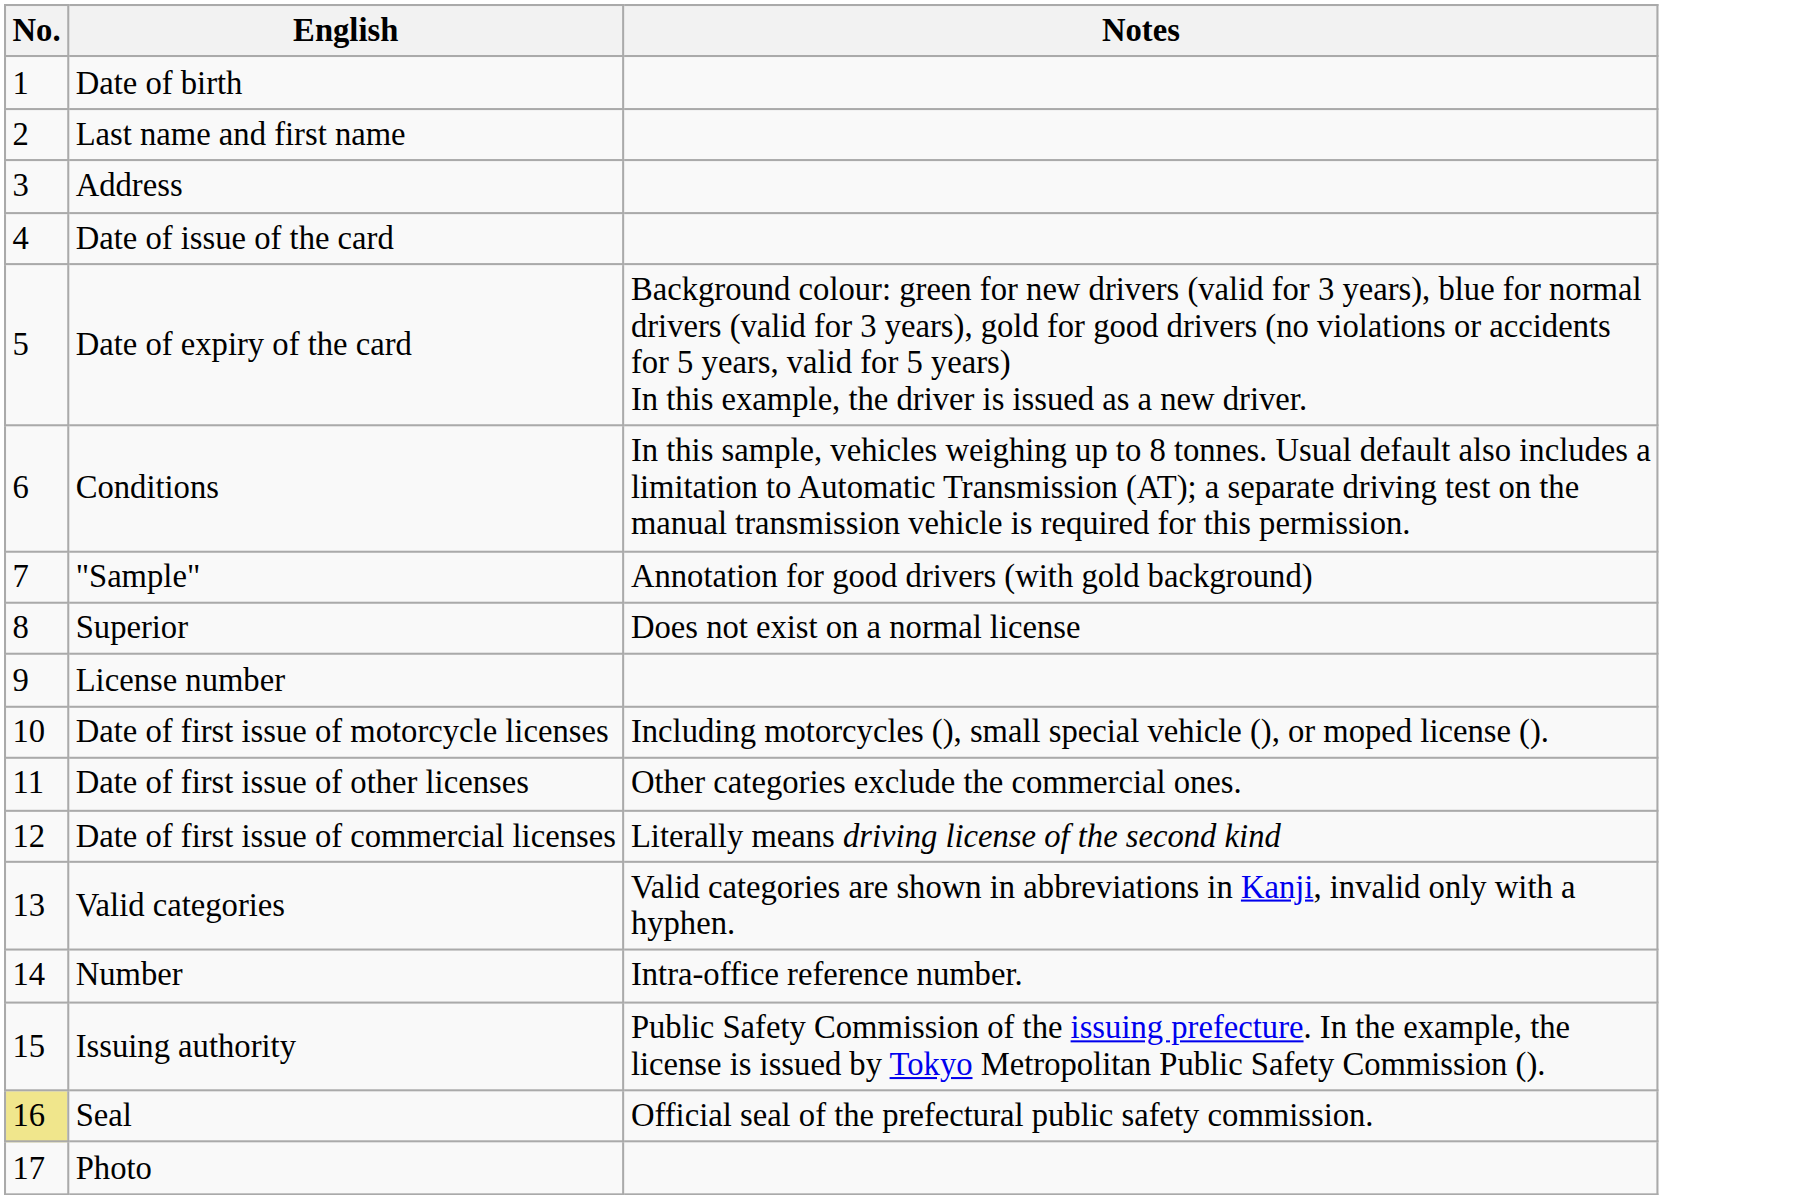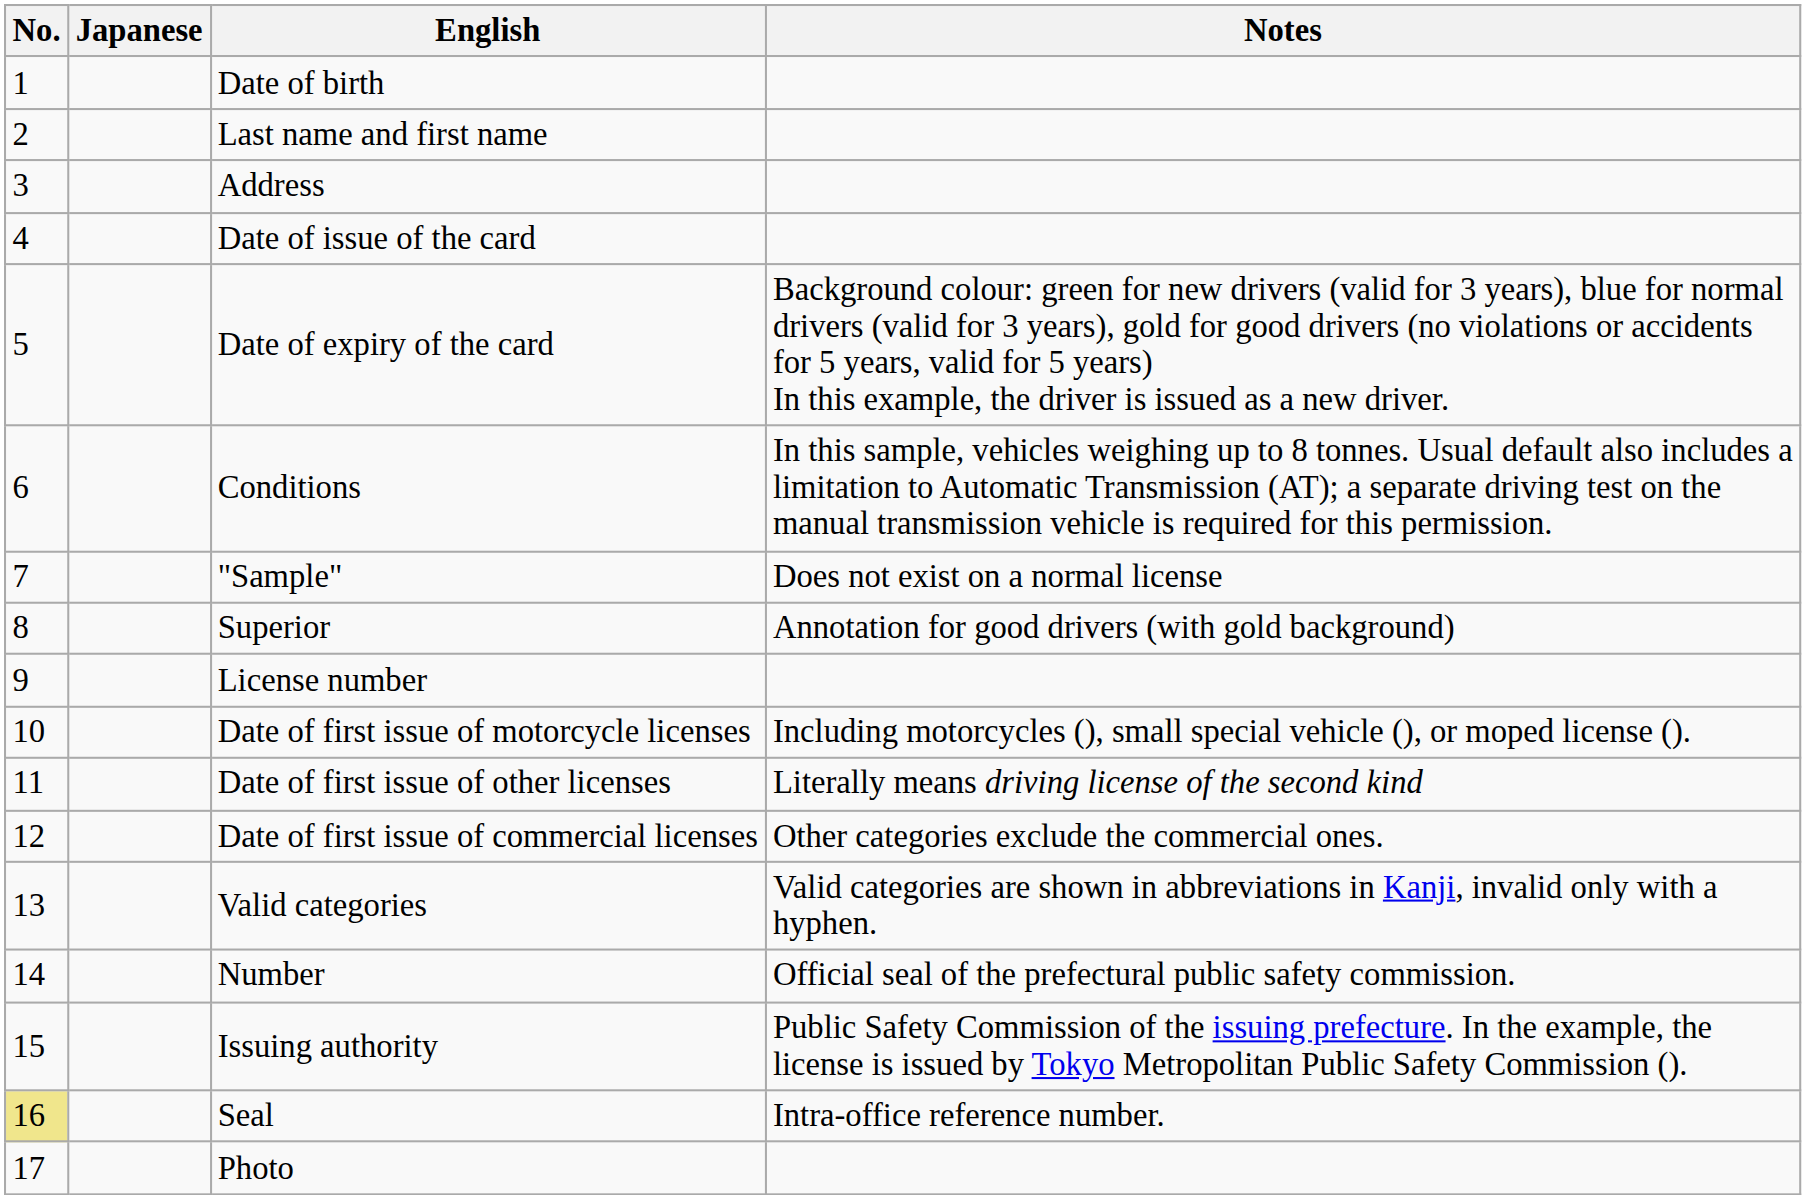+ column: (139, 30)
(972, 576) Annotation for good drivers (with gold background) -> (998, 576) Does not exist on a normal license
(856, 628) Does not exist on a normal license -> (1114, 628) Annotation for good drivers (with gold background)
(936, 783) Other categories exclude the commercial ones. -> (1098, 783) Literally means driving license of the second kind
(956, 835) Literally means driving license of the second kind -> (1078, 835) Other categories exclude the commercial ones.
(827, 975) Intra-office reference number. -> (1144, 975) Official seal of the prefectural public safety commission.
(1002, 1115) Official seal of the prefectural public safety commission. -> (969, 1115) Intra-office reference number.
